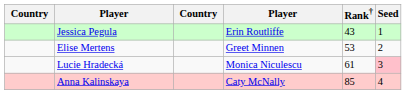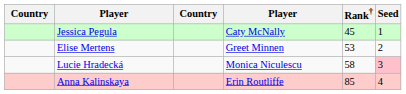(255, 32) Erin Routliffe -> (255, 32) Caty McNally
(350, 32) 43 -> (350, 32) 45
(350, 65) 61 -> (350, 65) 58
(255, 81) Caty McNally -> (255, 81) Erin Routliffe
